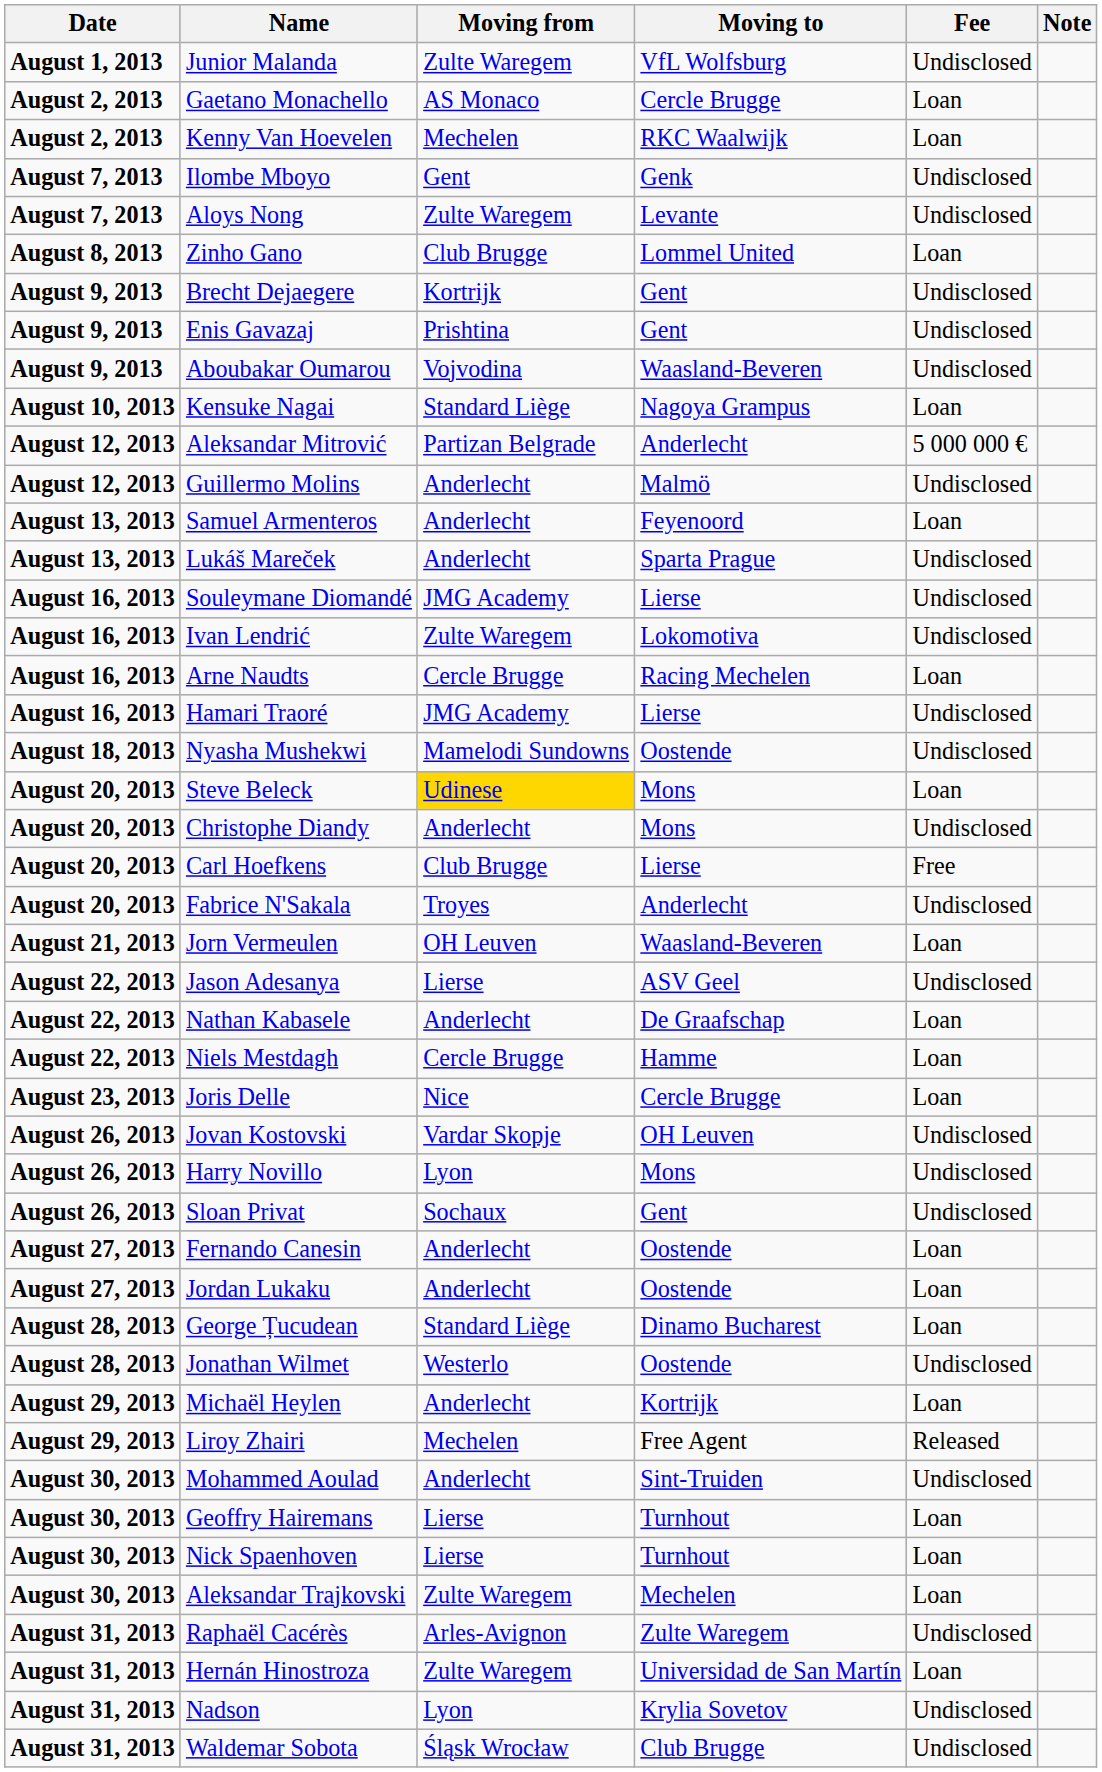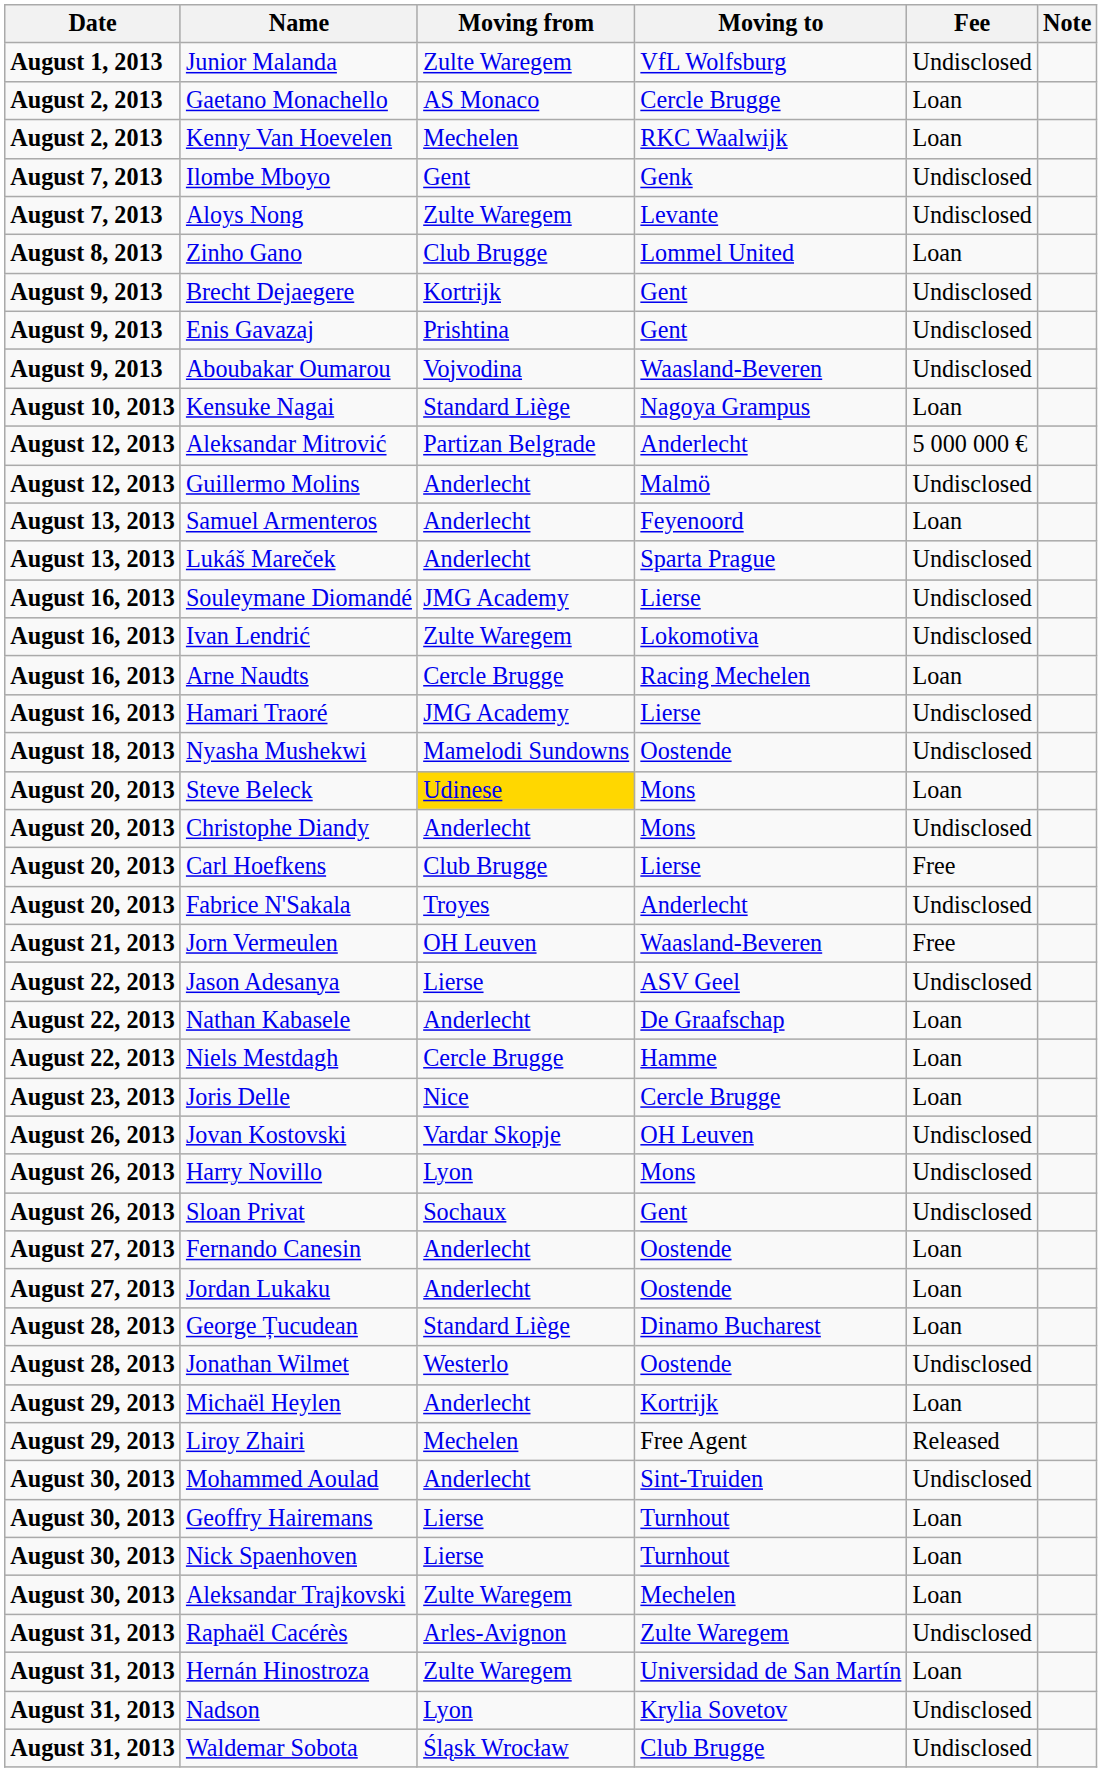(937, 943) Loan -> (934, 943) Free
